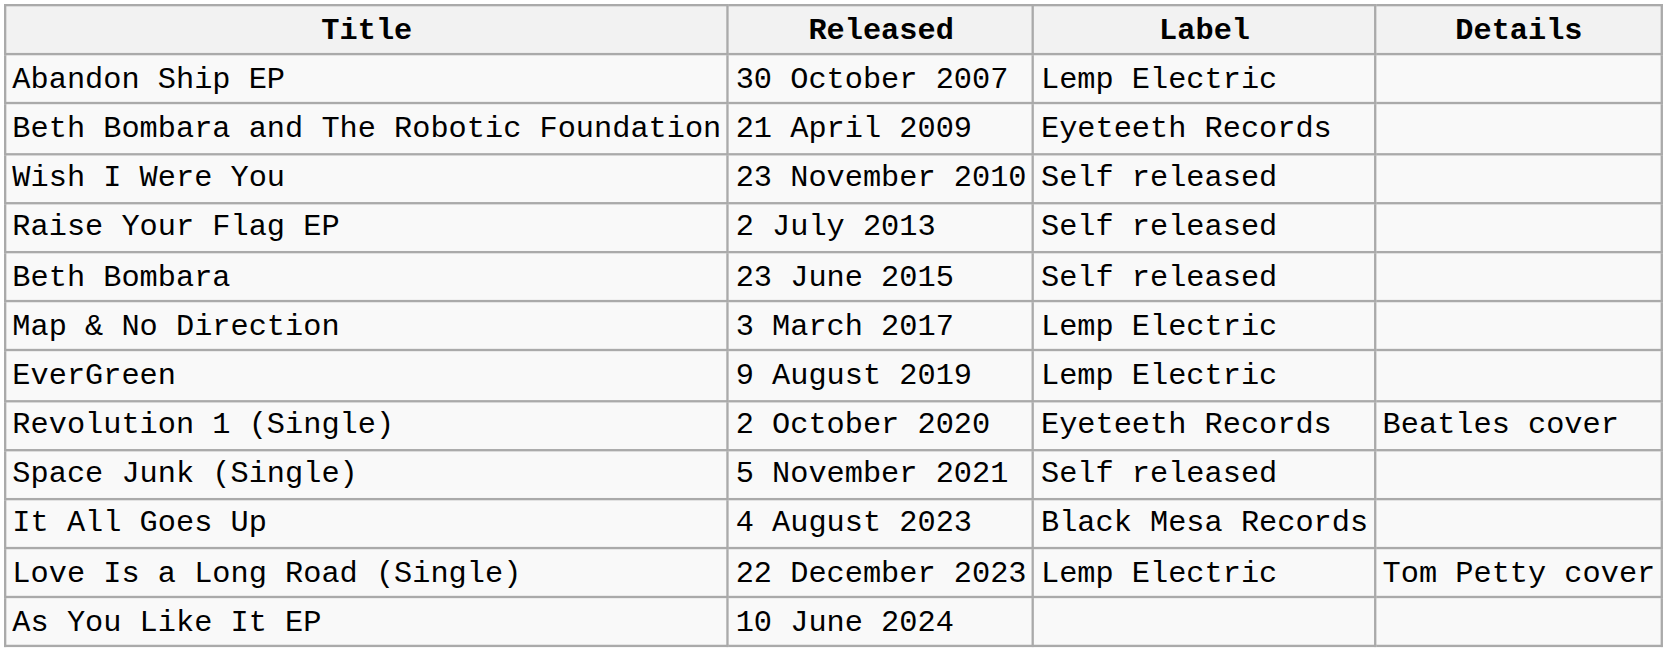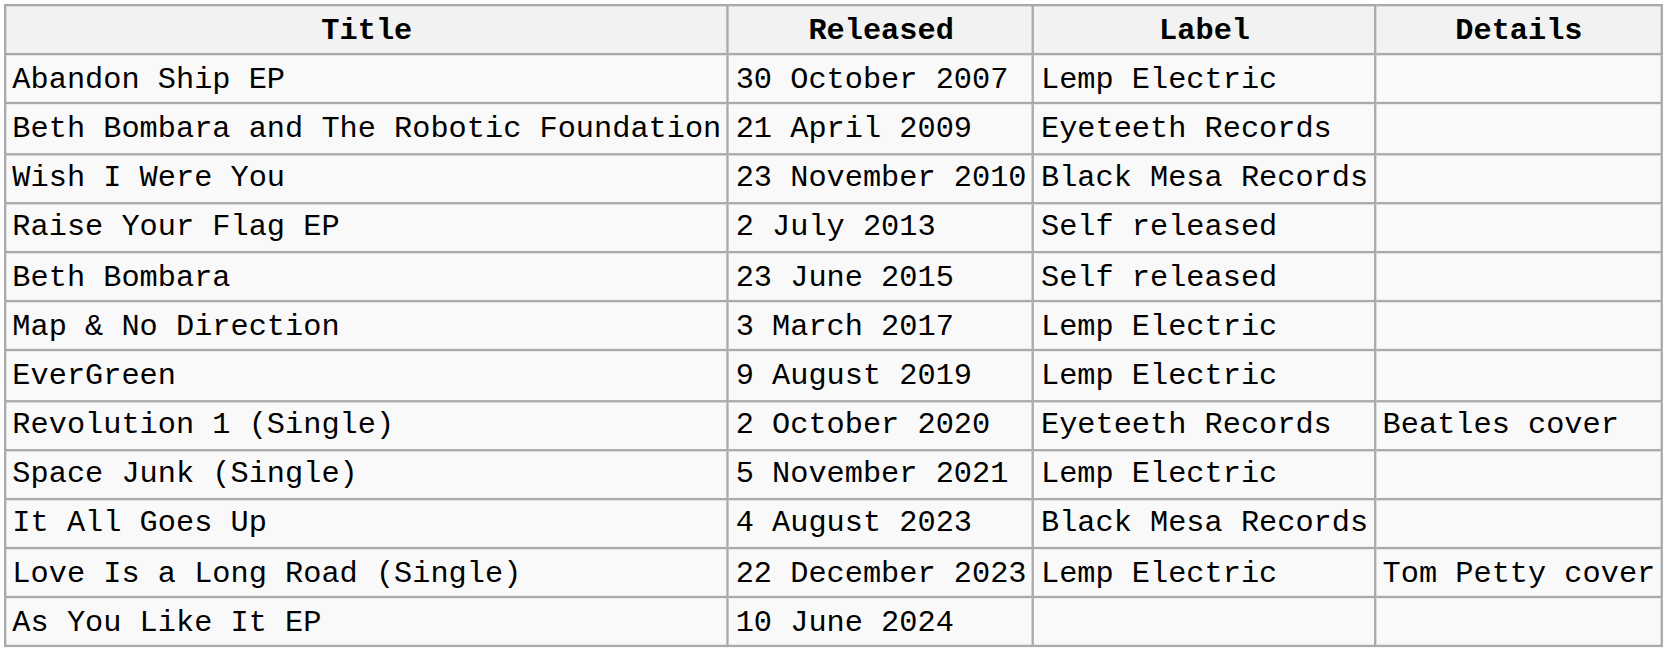(1159, 178) Self released -> (1205, 178) Black Mesa Records
(1159, 474) Self released -> (1159, 474) Lemp Electric
